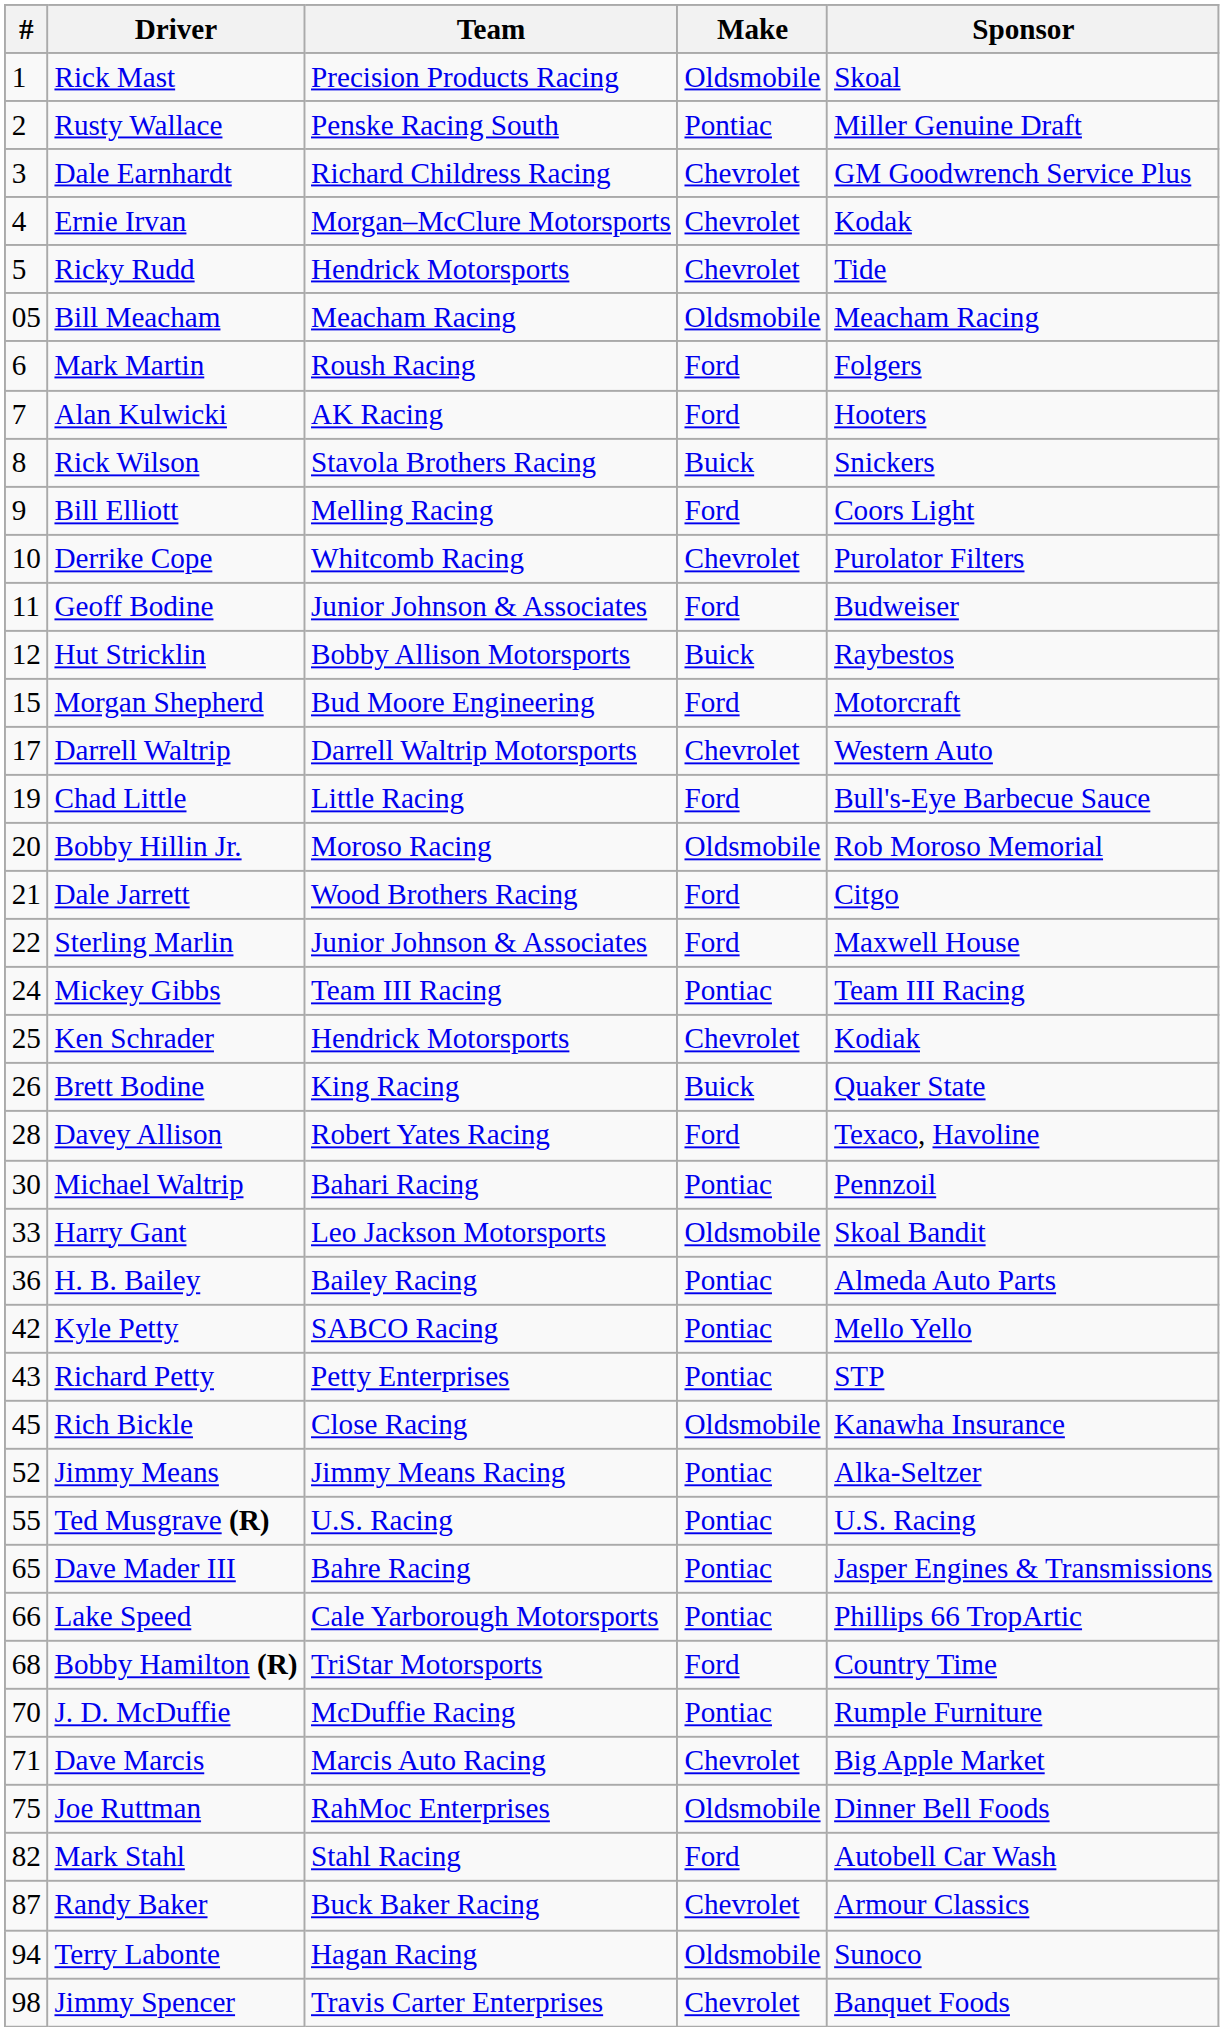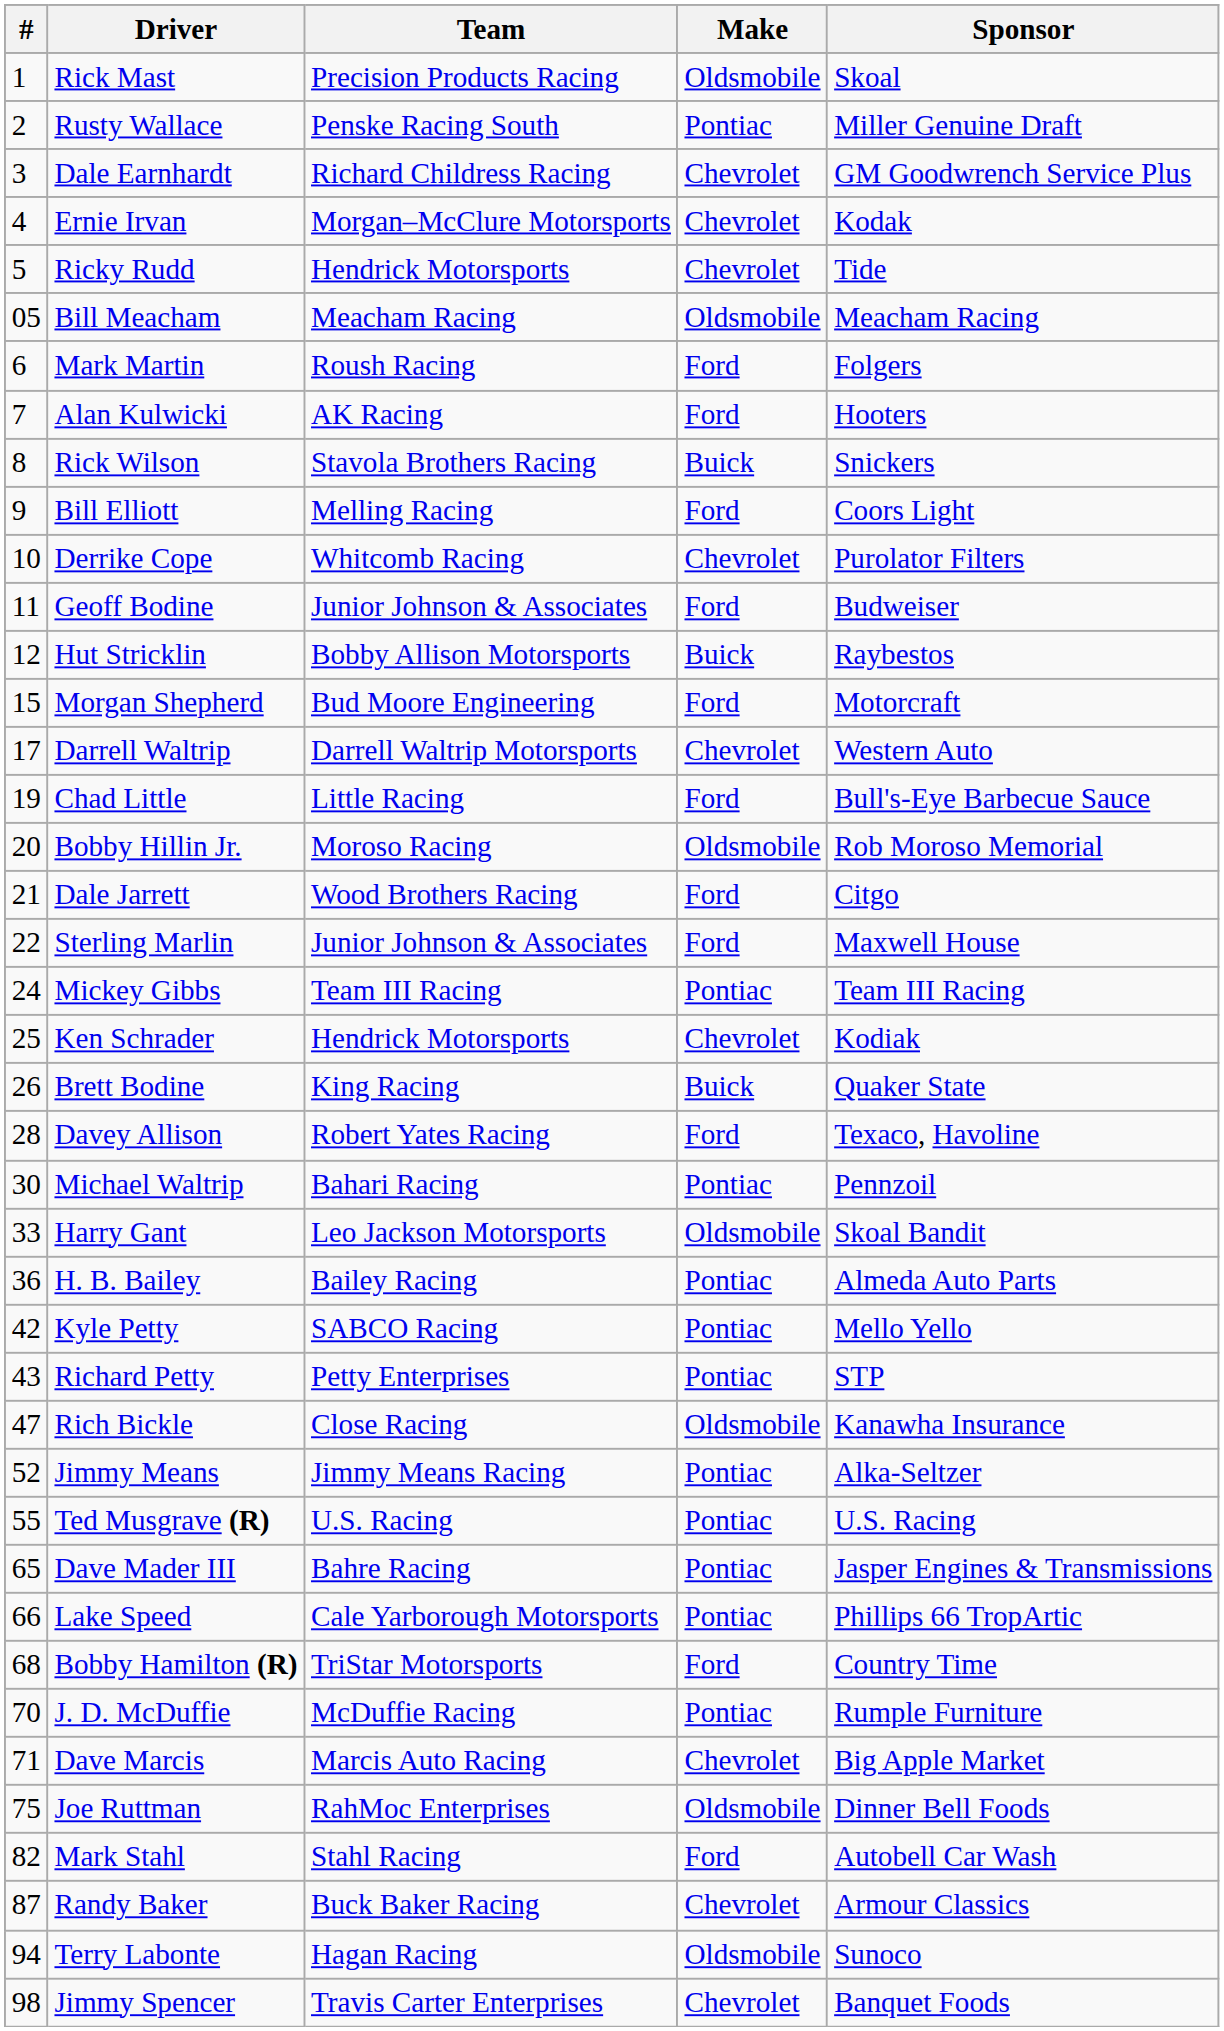(26, 1424) 45 -> (26, 1424) 47
